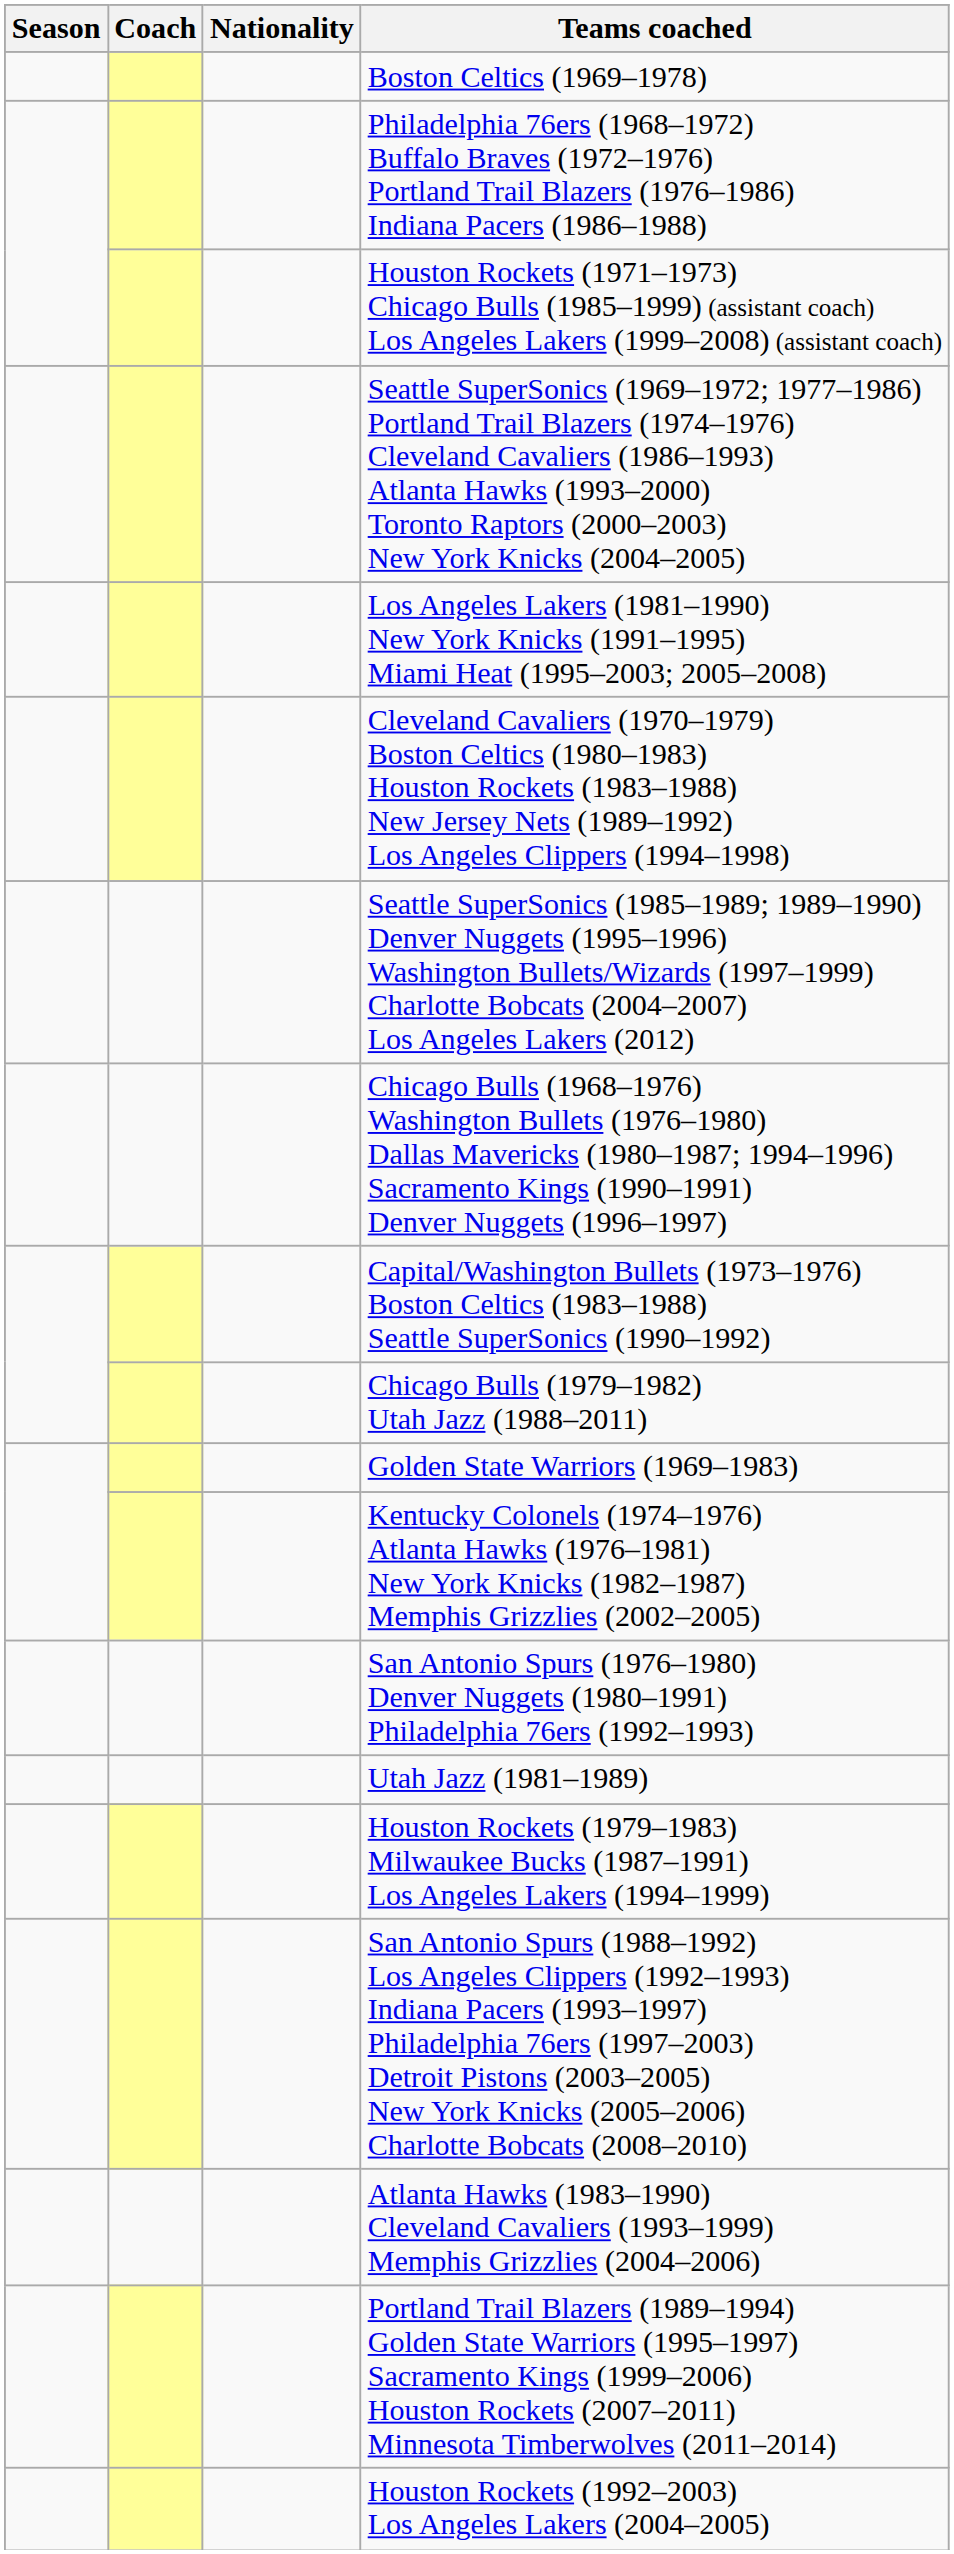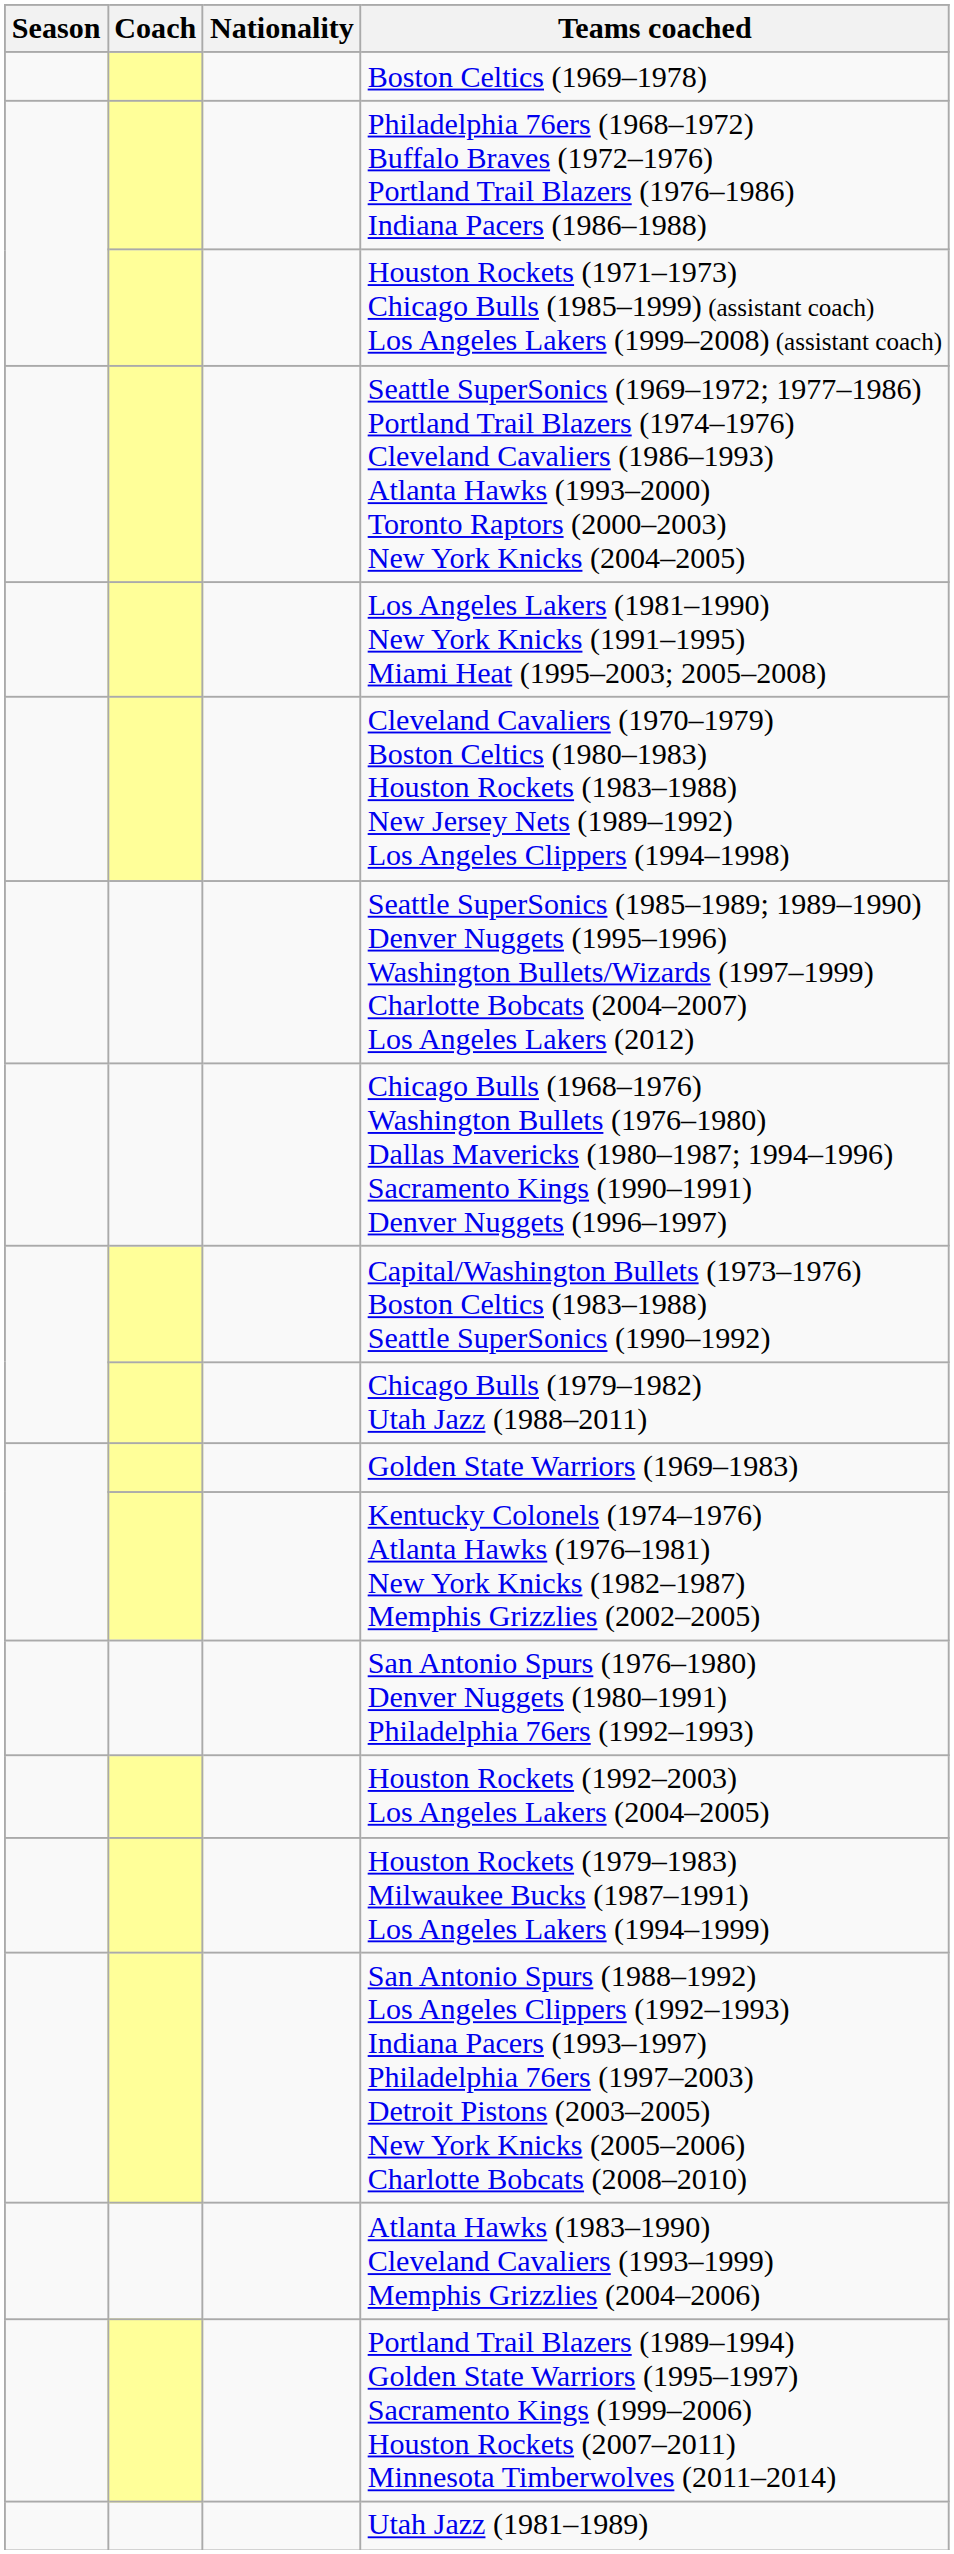rows swapped: (508, 1779) <-> (569, 2508)
